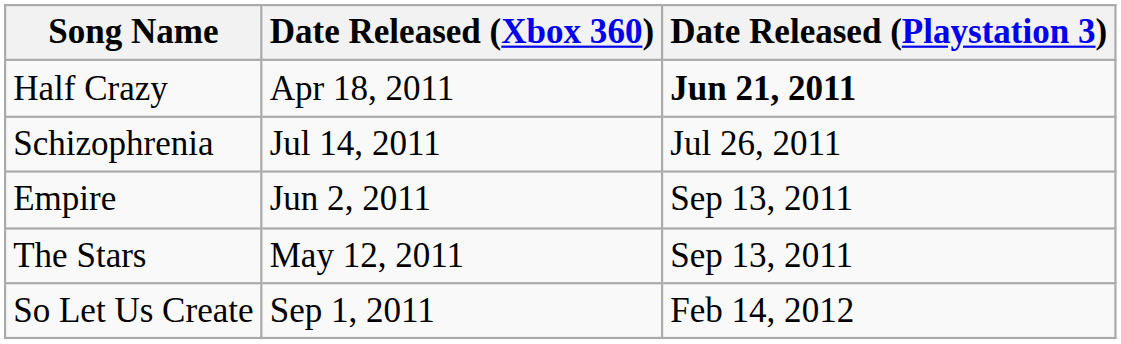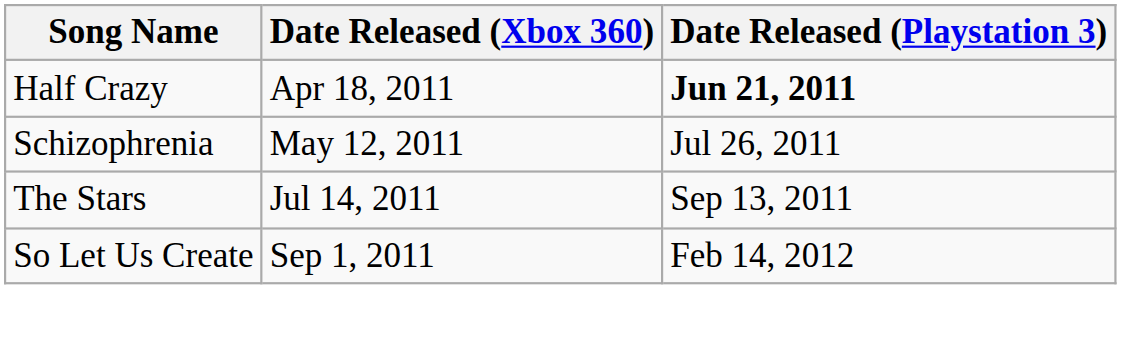(355, 143) Jul 14, 2011 -> (367, 143) May 12, 2011
- row: (65, 198)
(367, 254) May 12, 2011 -> (355, 198) Jul 14, 2011
